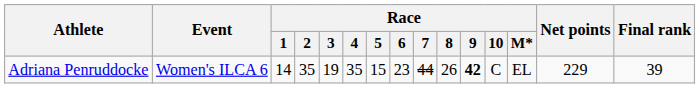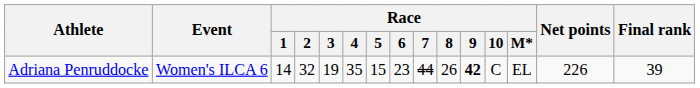(307, 69) 35 -> (307, 69) 32
(575, 69) 229 -> (575, 69) 226
